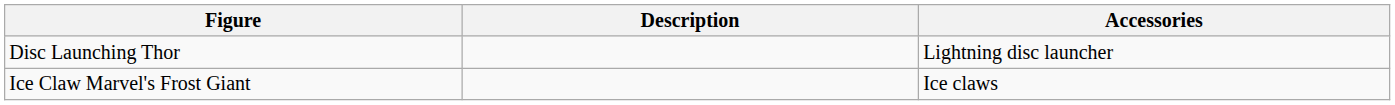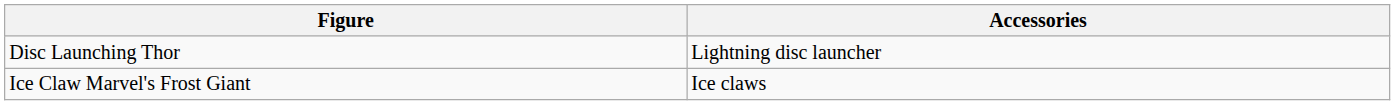- column: (690, 20)
